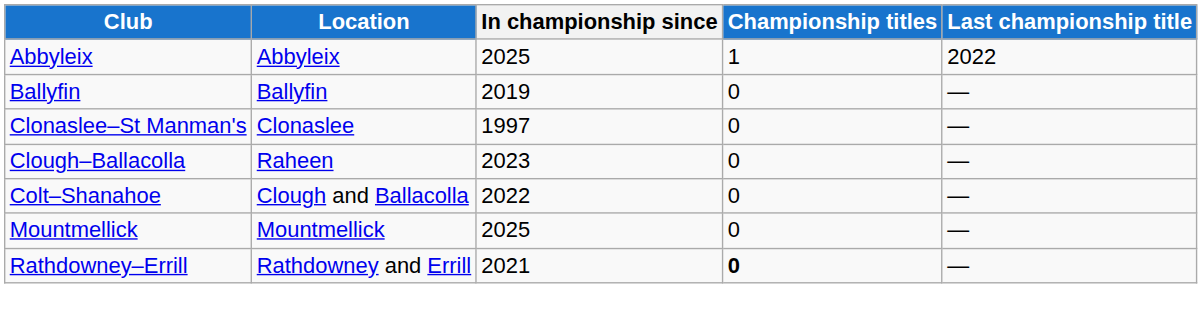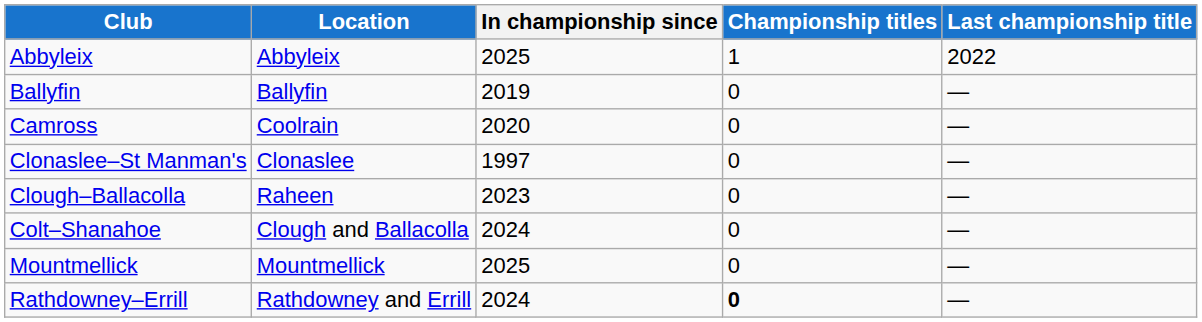+ row: (54, 126)
(506, 195) 2022 -> (506, 230) 2024
(506, 265) 2021 -> (506, 299) 2024
